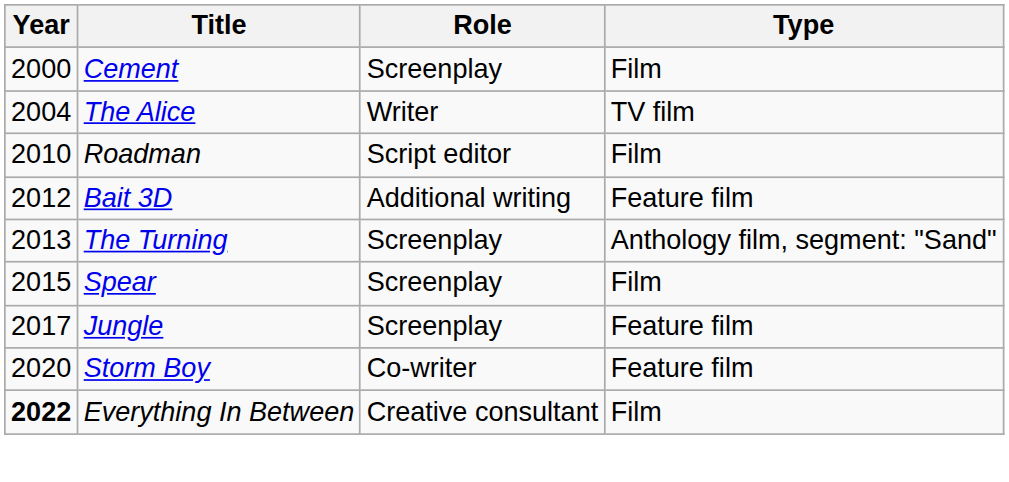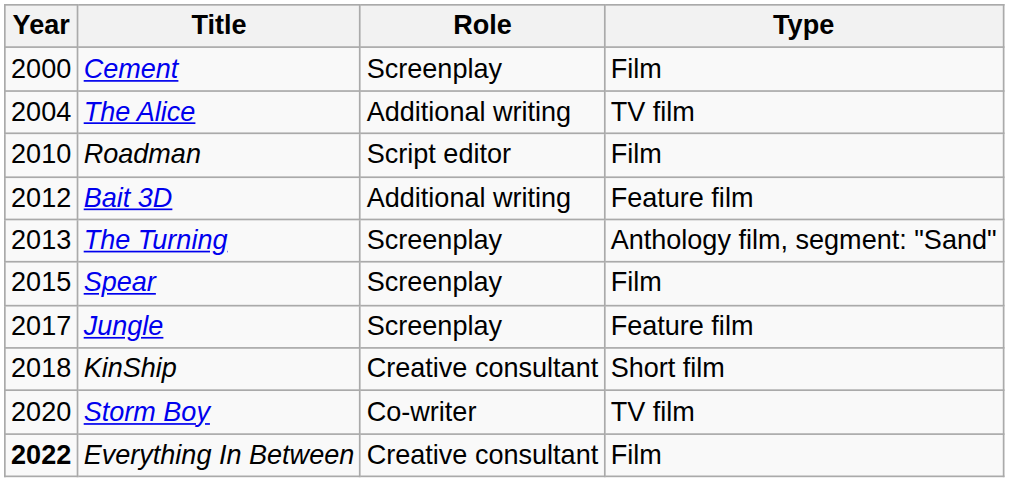(403, 111) Writer -> (469, 111) Additional writing
+ row: (130, 369)
(682, 369) Feature film -> (653, 411) TV film
